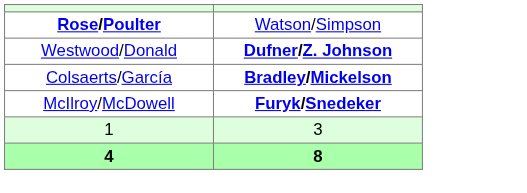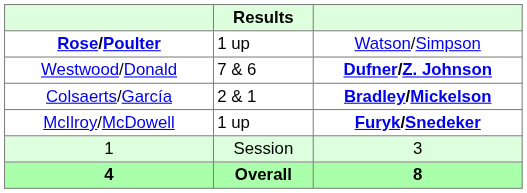+ column: (263, 17)
